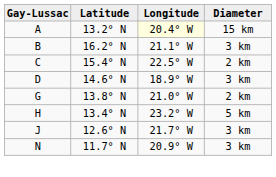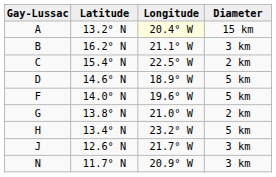(238, 80) 3 km -> (238, 80) 5 km
+ row: (38, 96)
